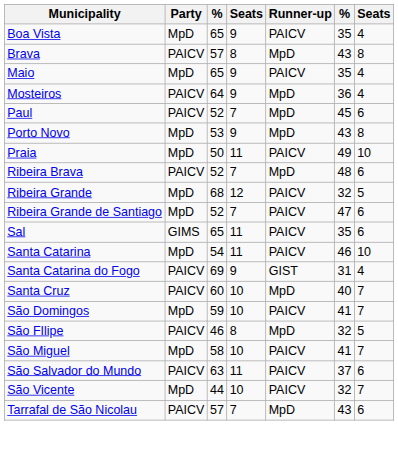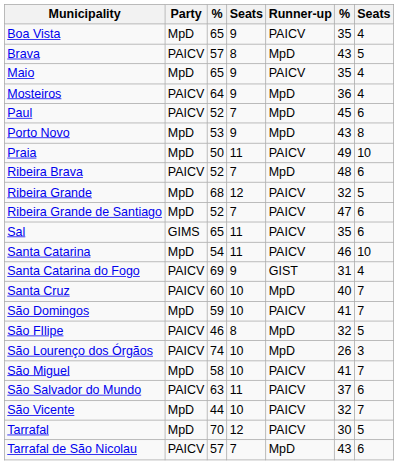(361, 53) 8 -> (361, 53) 5
+ row: (80, 350)
+ row: (28, 430)
